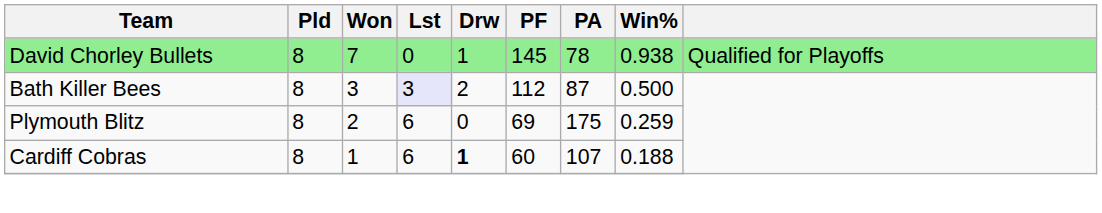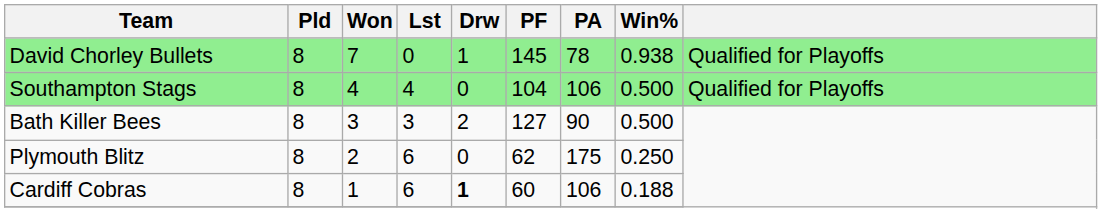+ row: (103, 88)
(408, 88) lavender background -> (408, 122) no background
(528, 88) 112 -> (529, 122) 127
(578, 88) 87 -> (578, 122) 90
(523, 122) 69 -> (523, 156) 62
(647, 122) 0.259 -> (647, 156) 0.250
(584, 156) 107 -> (584, 190) 106
